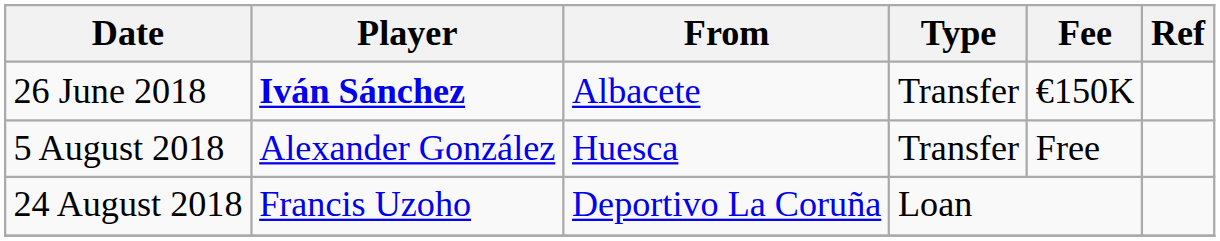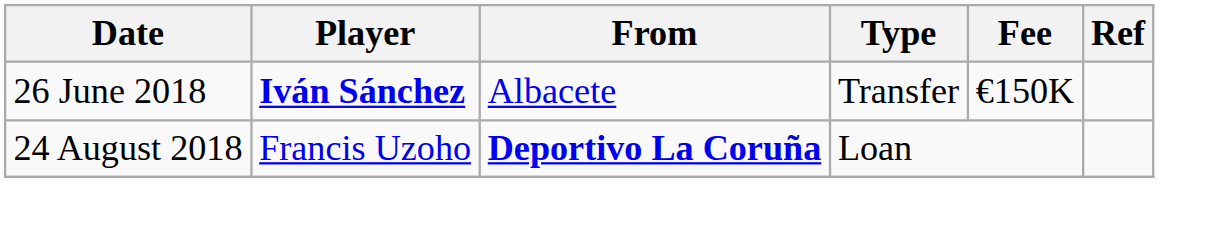- row: (119, 147)
(727, 205) normal -> (654, 147) bold
